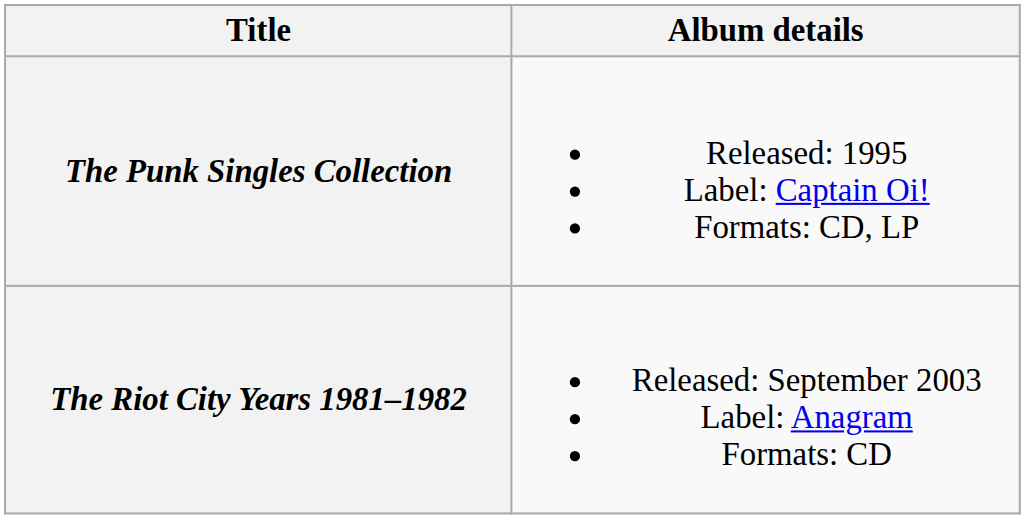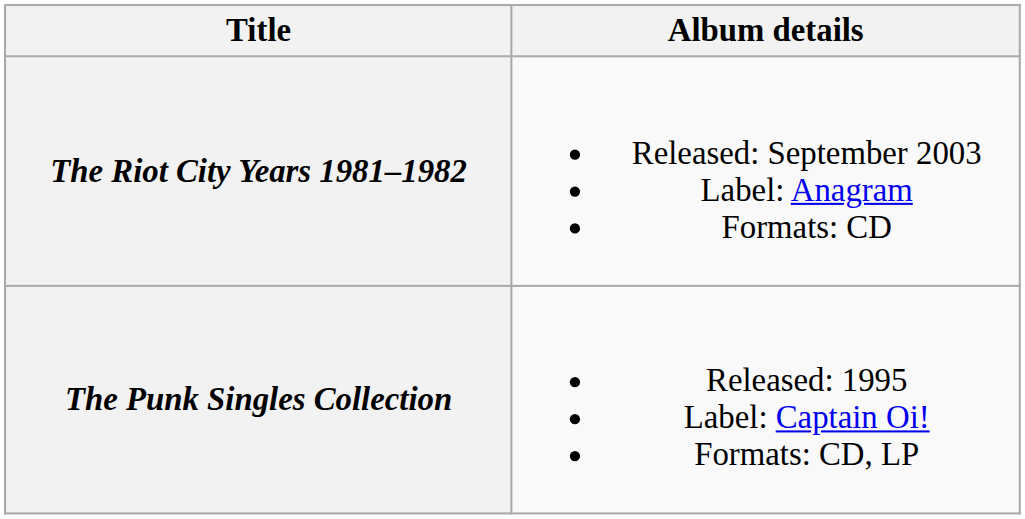rows swapped: (259, 170) <-> (259, 398)
